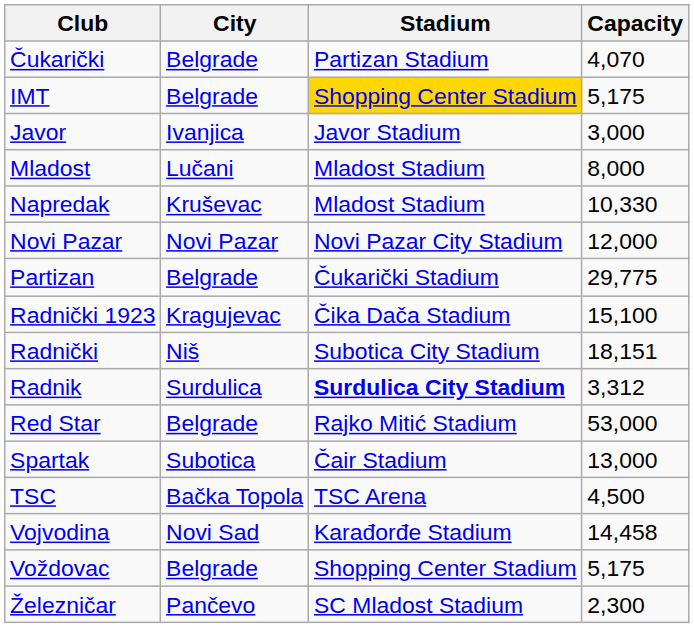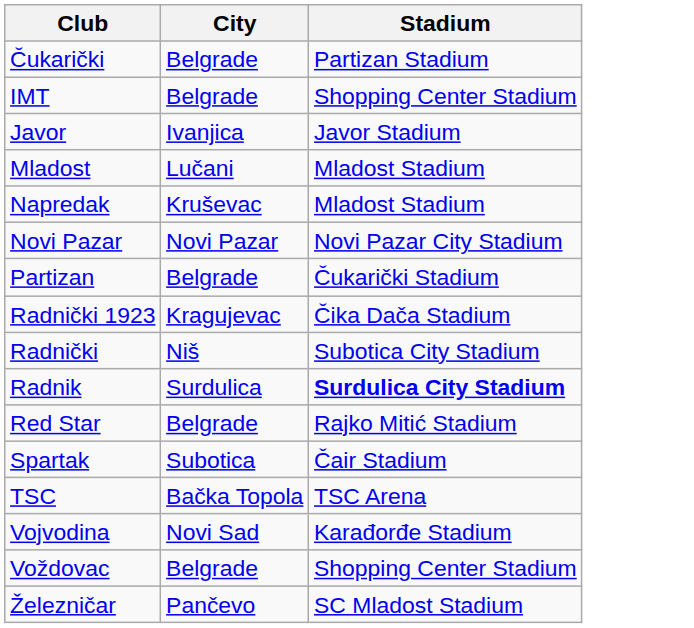- column: (635, 23)
(445, 96) gold background -> (445, 96) no background
